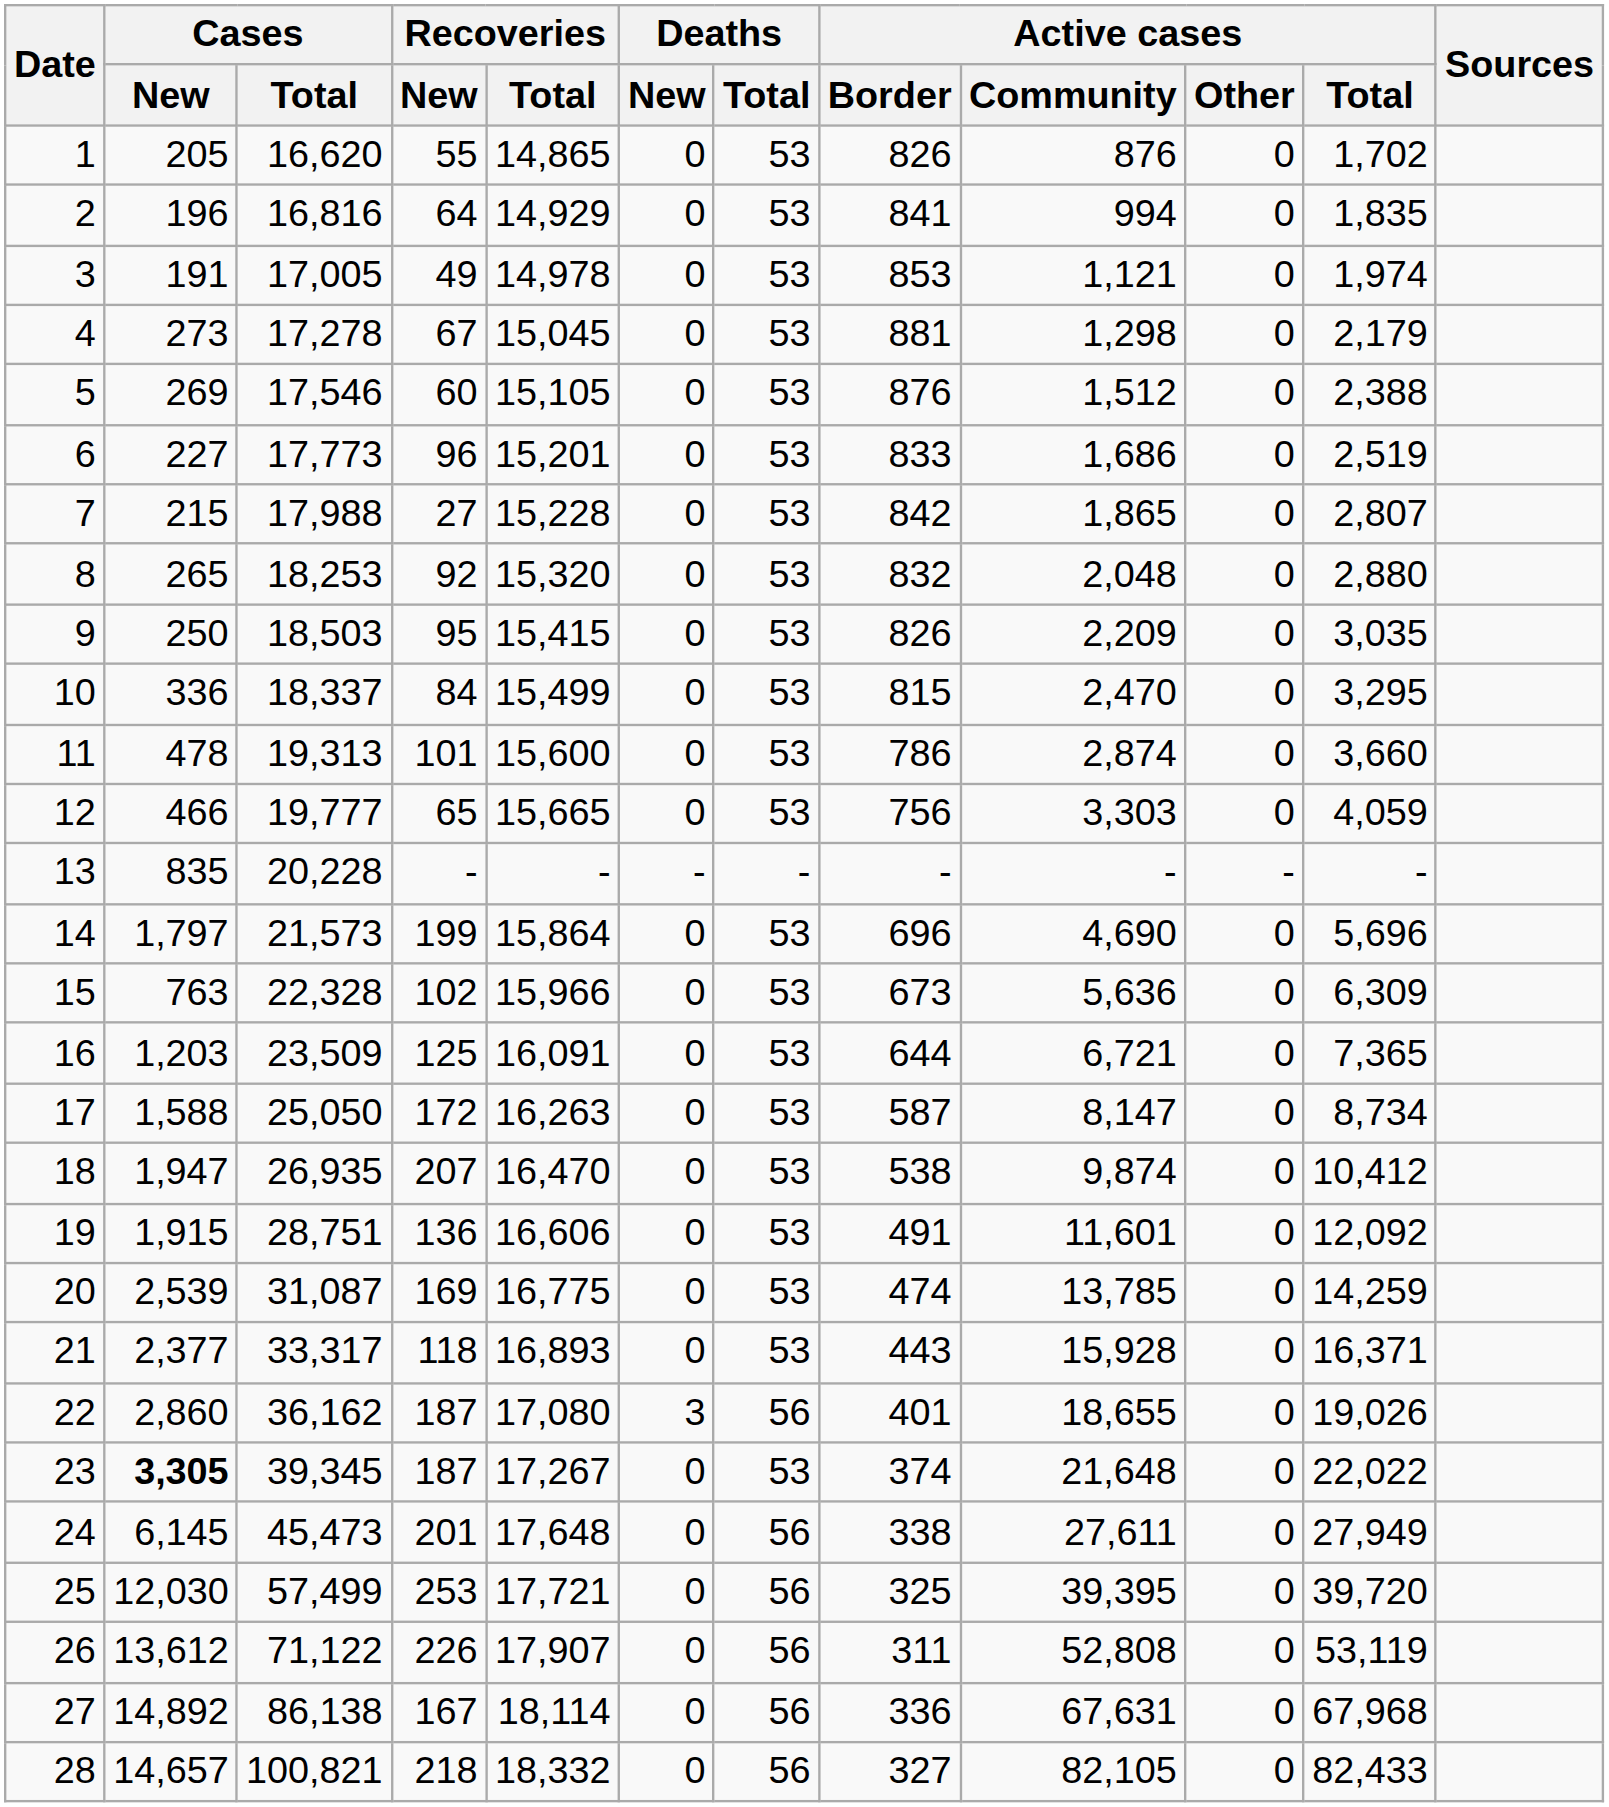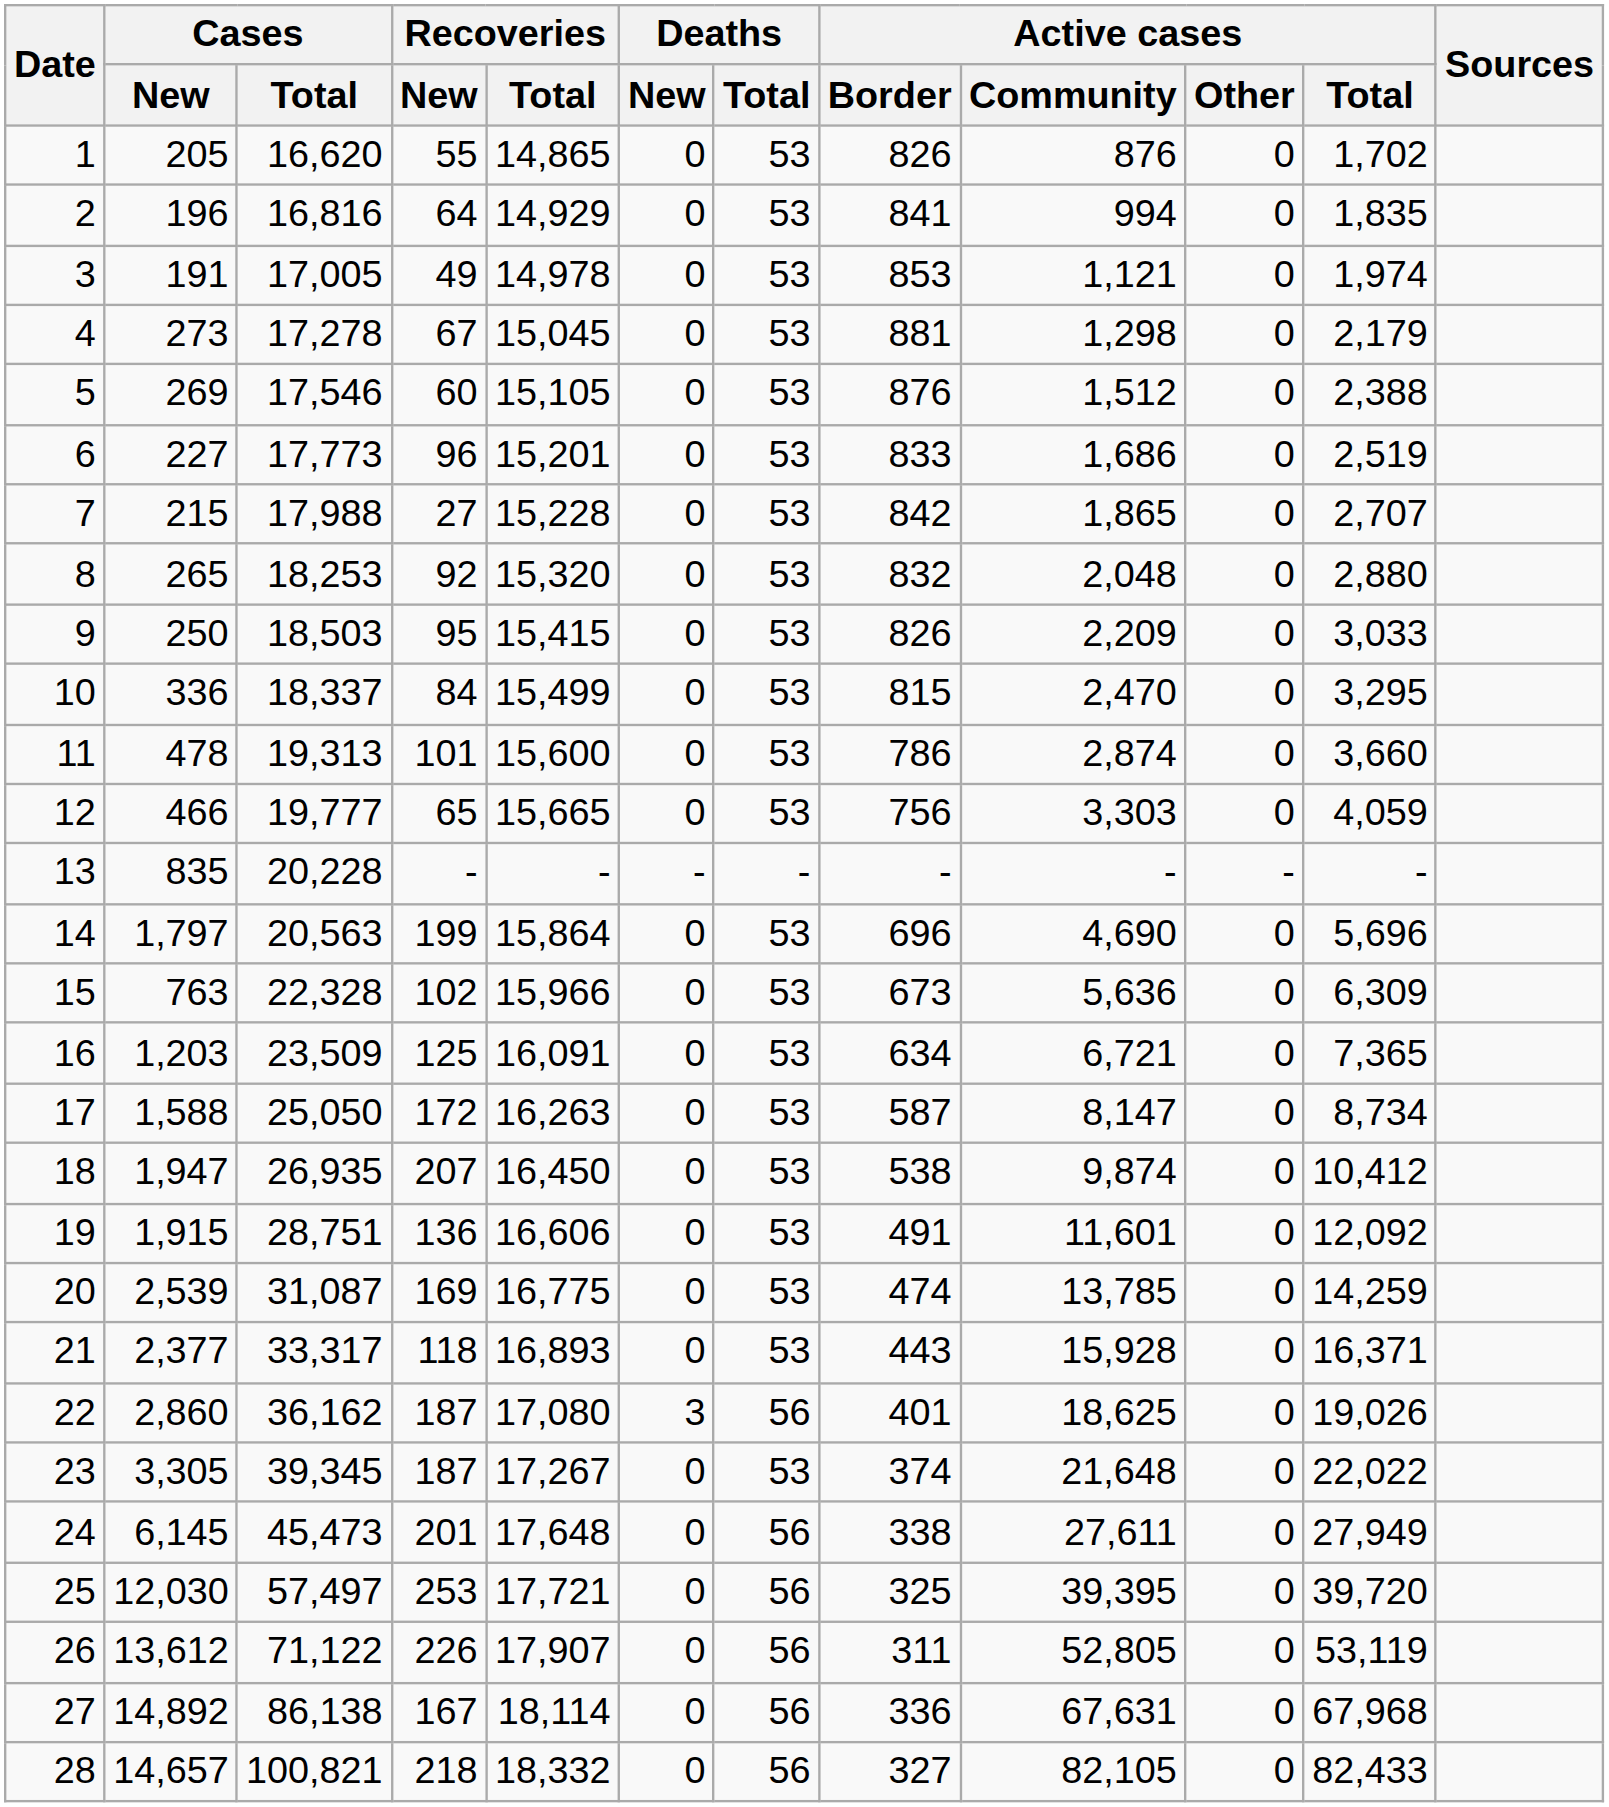(1380, 513) 2,807 -> (1380, 513) 2,707
(1380, 633) 3,035 -> (1380, 633) 3,033
(325, 932) 21,573 -> (325, 932) 20,563
(920, 1052) 644 -> (920, 1052) 634
(553, 1172) 16,470 -> (553, 1172) 16,450
(1119, 1411) 18,655 -> (1119, 1411) 18,625
(181, 1471) bold -> (181, 1471) normal
(325, 1591) 57,499 -> (325, 1591) 57,497
(1119, 1651) 52,808 -> (1119, 1651) 52,805
